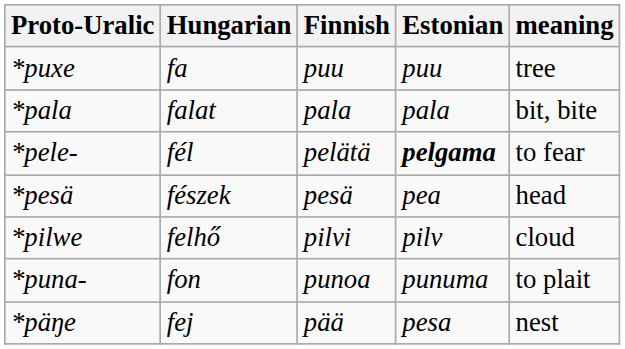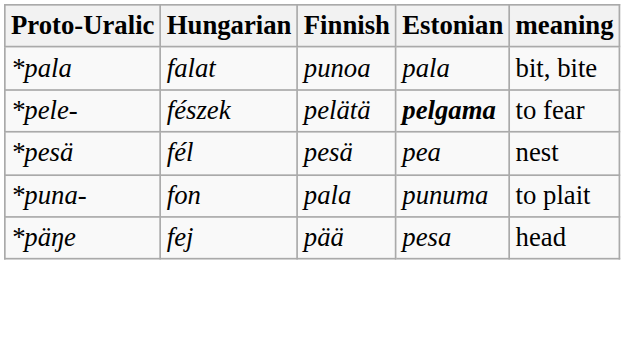- row: (43, 68)
(328, 110) pala -> (337, 68) punoa
(180, 152) fél -> (199, 110) fészek
(199, 195) fészek -> (180, 152) fél
(541, 195) head -> (537, 152) nest
- row: (47, 237)
(337, 279) punoa -> (328, 195) pala
(537, 322) nest -> (541, 237) head
